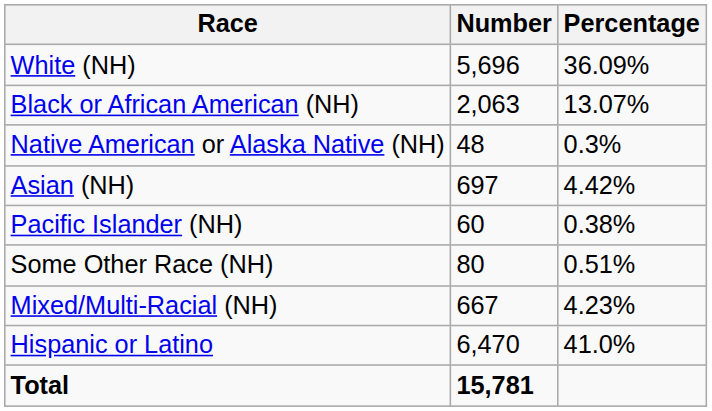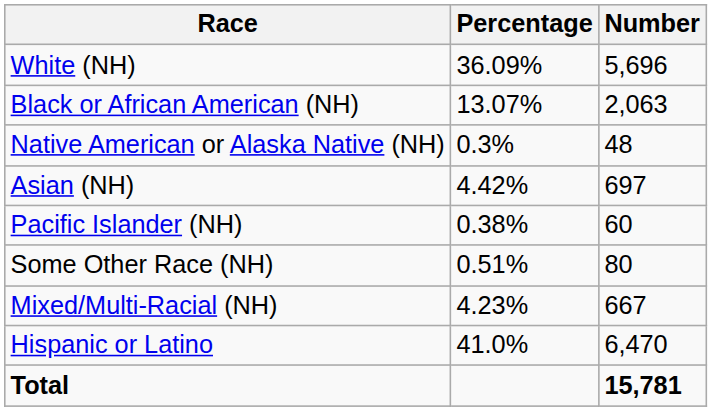columns swapped: (504, 24) <-> (632, 24)
